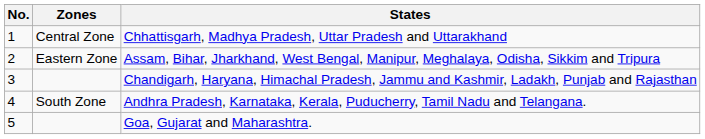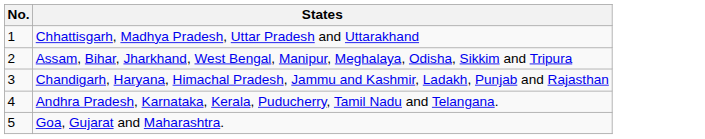- column: (77, 15)
